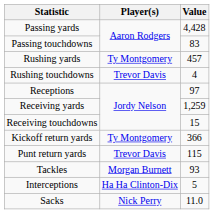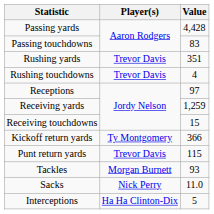(140, 59) Ty Montgomery -> (140, 59) Trevor Davis
(194, 59) 457 -> (194, 59) 351
rows swapped: (52, 201) <-> (52, 185)
